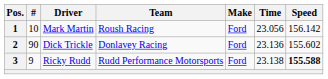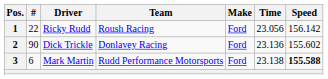(33, 29) 10 -> (33, 29) 22
(68, 29) Mark Martin -> (67, 29) Ricky Rudd
(31, 61) 9 -> (31, 61) 6
(67, 61) Ricky Rudd -> (68, 61) Mark Martin
